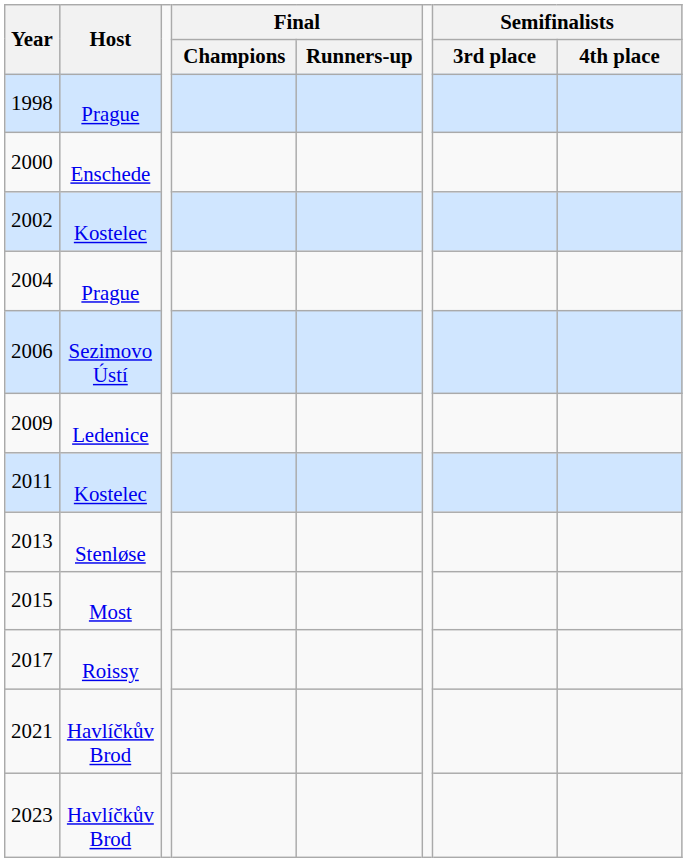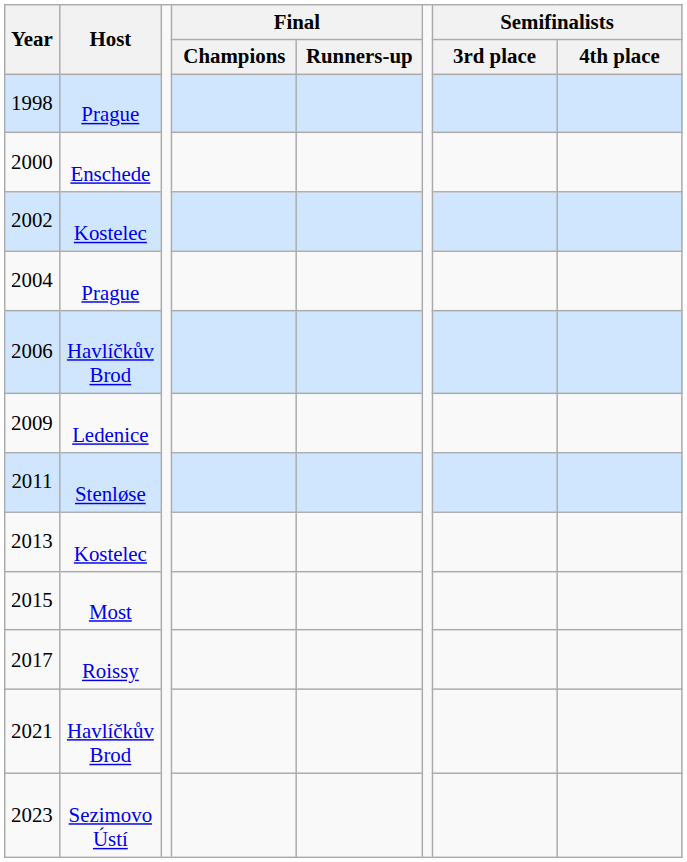(110, 364) Sezimovo Ústí -> (110, 364) Havlíčkův Brod
(110, 494) Kostelec -> (110, 494) Stenløse
(110, 553) Stenløse -> (110, 553) Kostelec
(110, 827) Havlíčkův Brod -> (110, 827) Sezimovo Ústí
